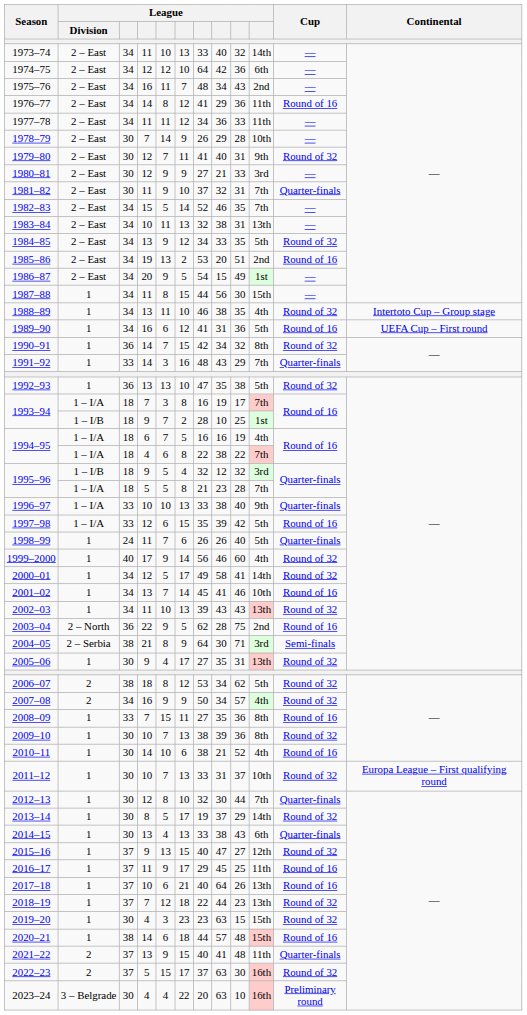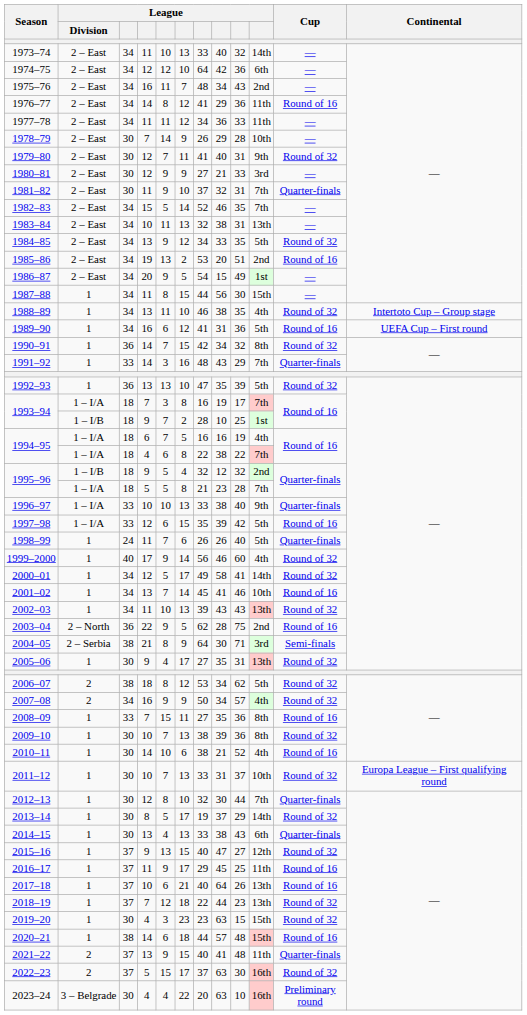(240, 385) 38 -> (240, 385) 39
(261, 471) 3rd -> (261, 471) 2nd
